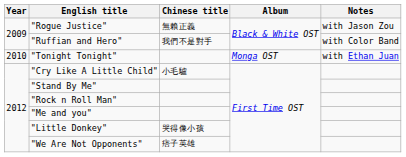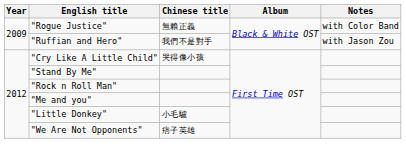(358, 26) with Jason Zou -> (361, 26) with Color Band
(361, 42) with Color Band -> (358, 42) with Jason Zou
- row: (74, 56)
(175, 71) 小毛驢 -> (183, 57) 哭得像小孩
(183, 128) 哭得像小孩 -> (175, 114) 小毛驢
